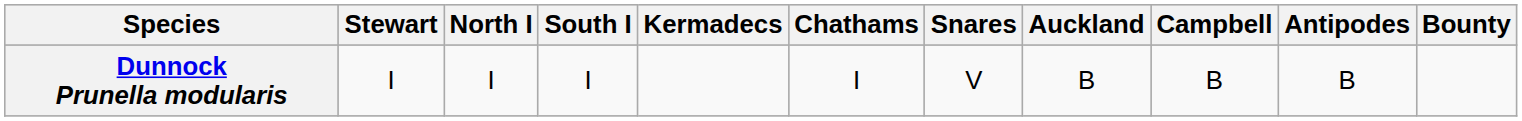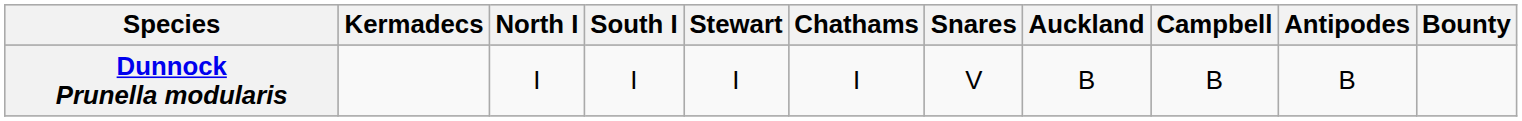columns swapped: (713, 24) <-> (391, 24)
